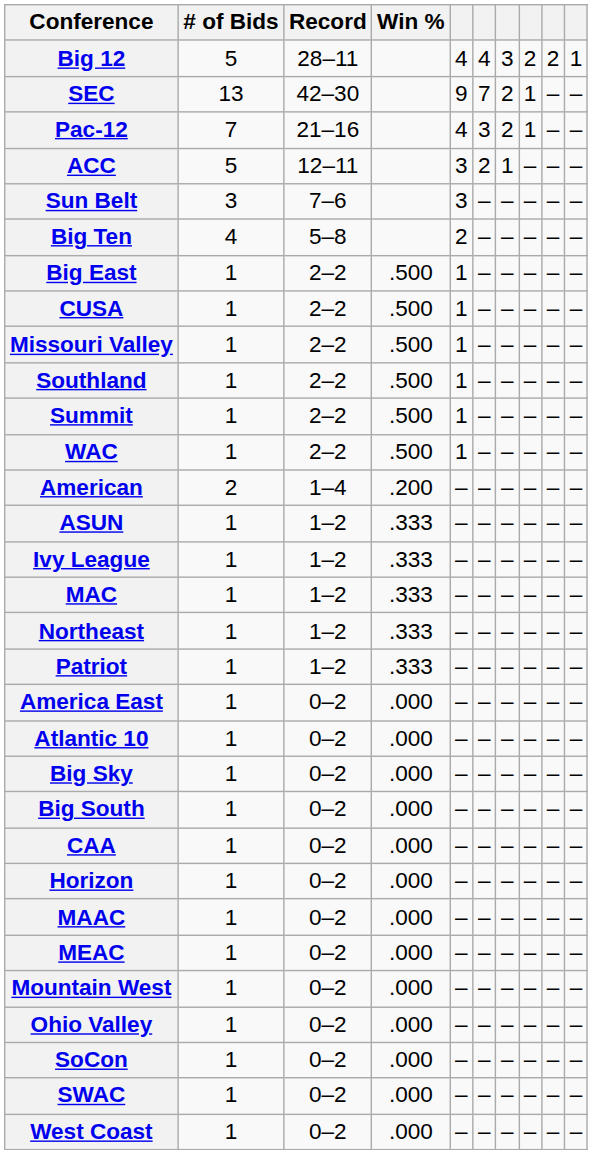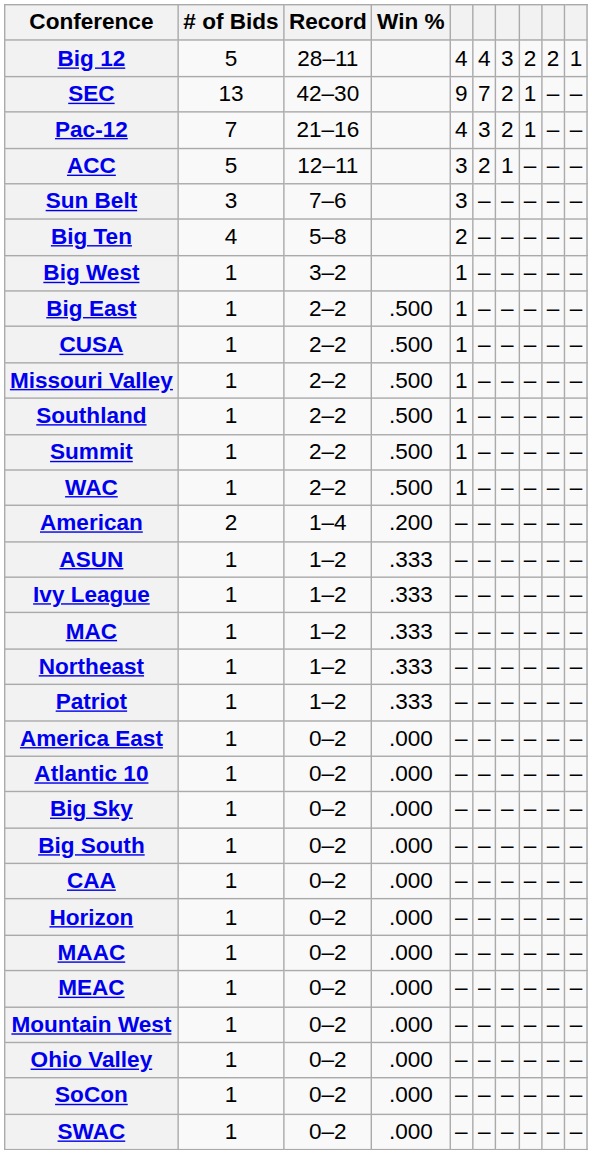+ row: (91, 272)
- row: (91, 1131)
